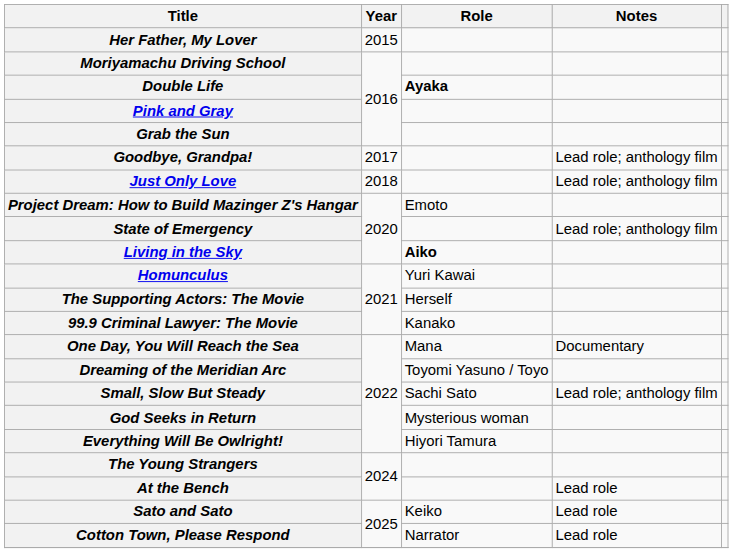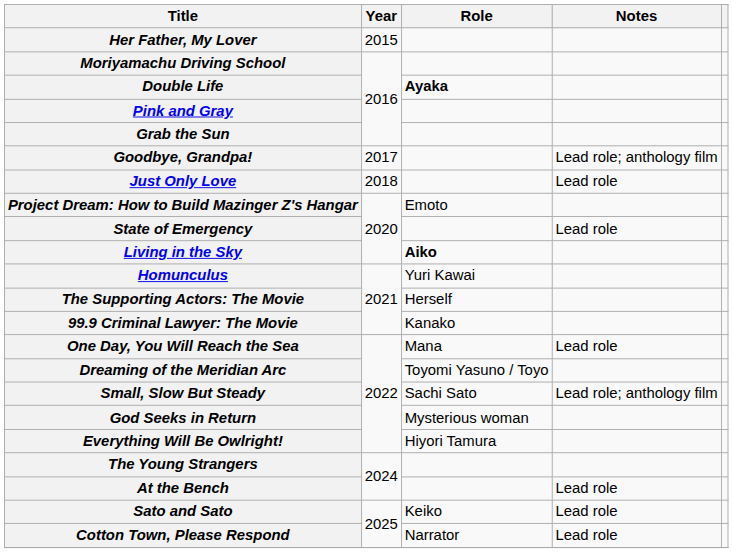(637, 181) Lead role; anthology film -> (586, 181) Lead role
(637, 228) Lead role; anthology film -> (586, 228) Lead role
(600, 346) Documentary -> (586, 346) Lead role
